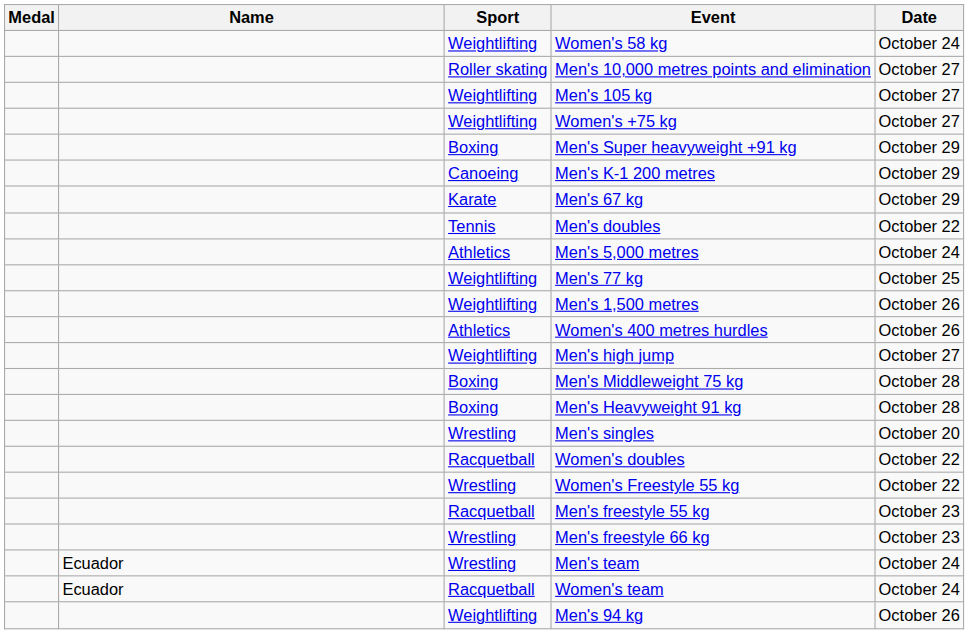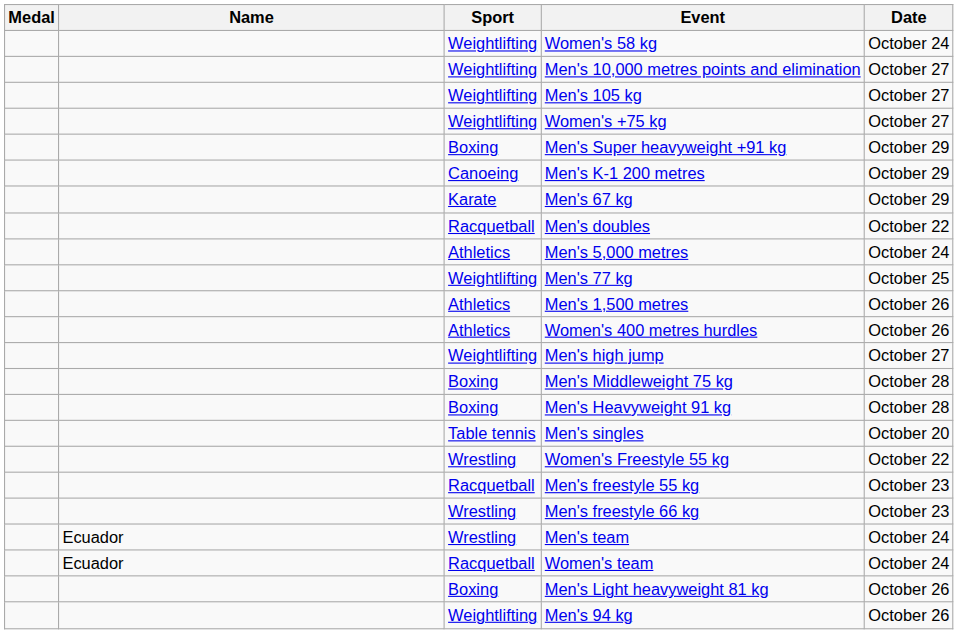(498, 70) Roller skating -> (493, 70) Weightlifting
(472, 226) Tennis -> (491, 226) Racquetball
(493, 304) Weightlifting -> (479, 304) Athletics
(482, 434) Wrestling -> (492, 434) Table tennis
- row: (620, 460)
+ row: (657, 589)
